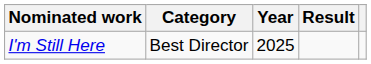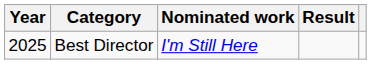columns swapped: (275, 18) <-> (75, 18)
